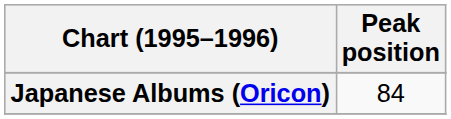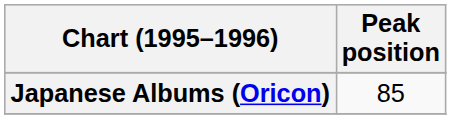(391, 93) 84 -> (391, 93) 85
